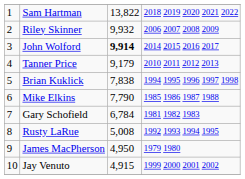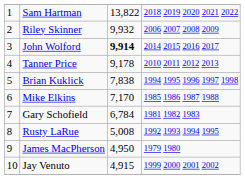(122, 64) 9,179 -> (122, 64) 9,178
(122, 98) 7,790 -> (122, 98) 7,170
